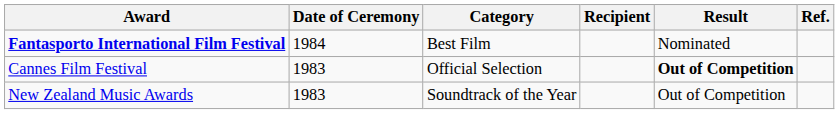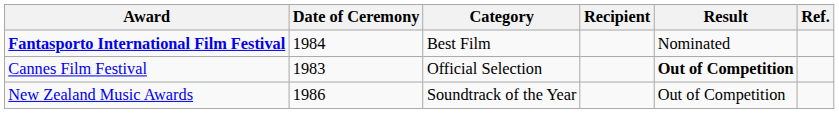(309, 95) 1983 -> (309, 95) 1986
